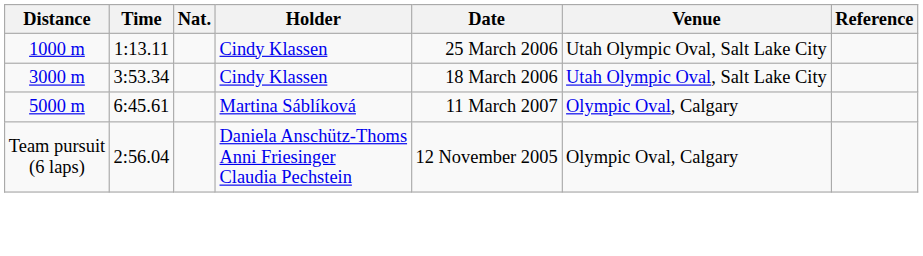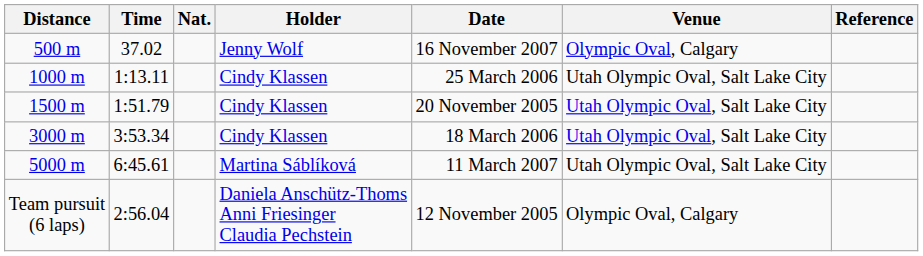+ row: (57, 48)
+ row: (57, 106)
(652, 106) Olympic Oval, Calgary -> (696, 164) Utah Olympic Oval, Salt Lake City
